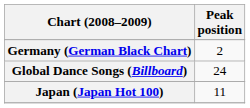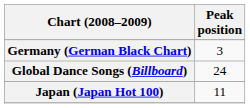(220, 50) 2 -> (220, 50) 3
